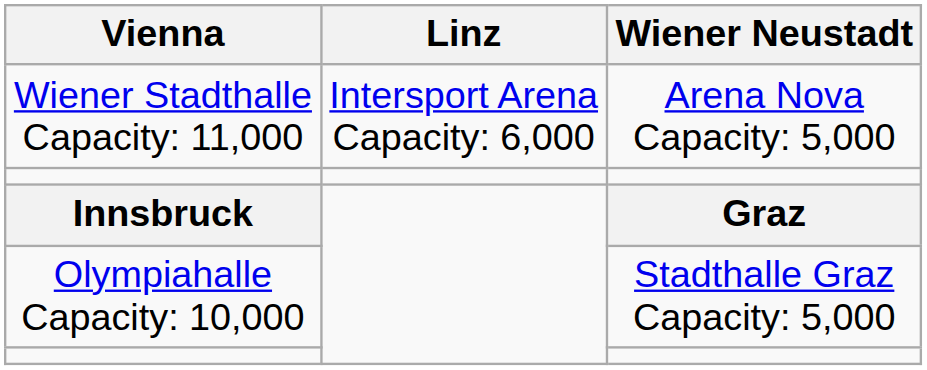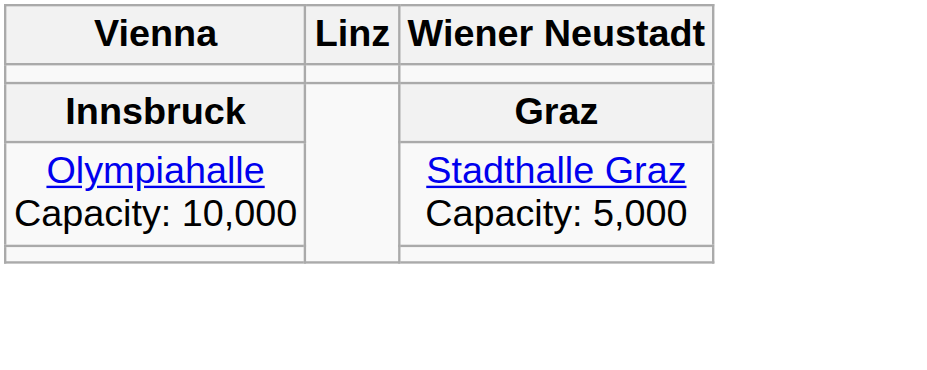- row: (163, 115)
